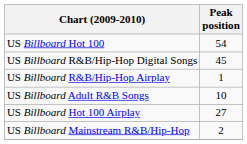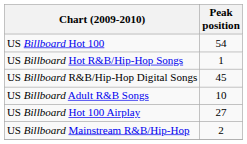+ row: (95, 60)
- row: (88, 78)
